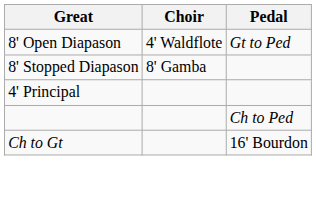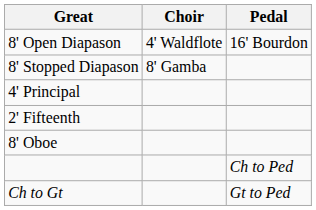(260, 42) Gt to Ped -> (269, 42) 16' Bourdon
+ row: (44, 117)
+ row: (33, 142)
(269, 142) 16' Bourdon -> (260, 192) Gt to Ped
